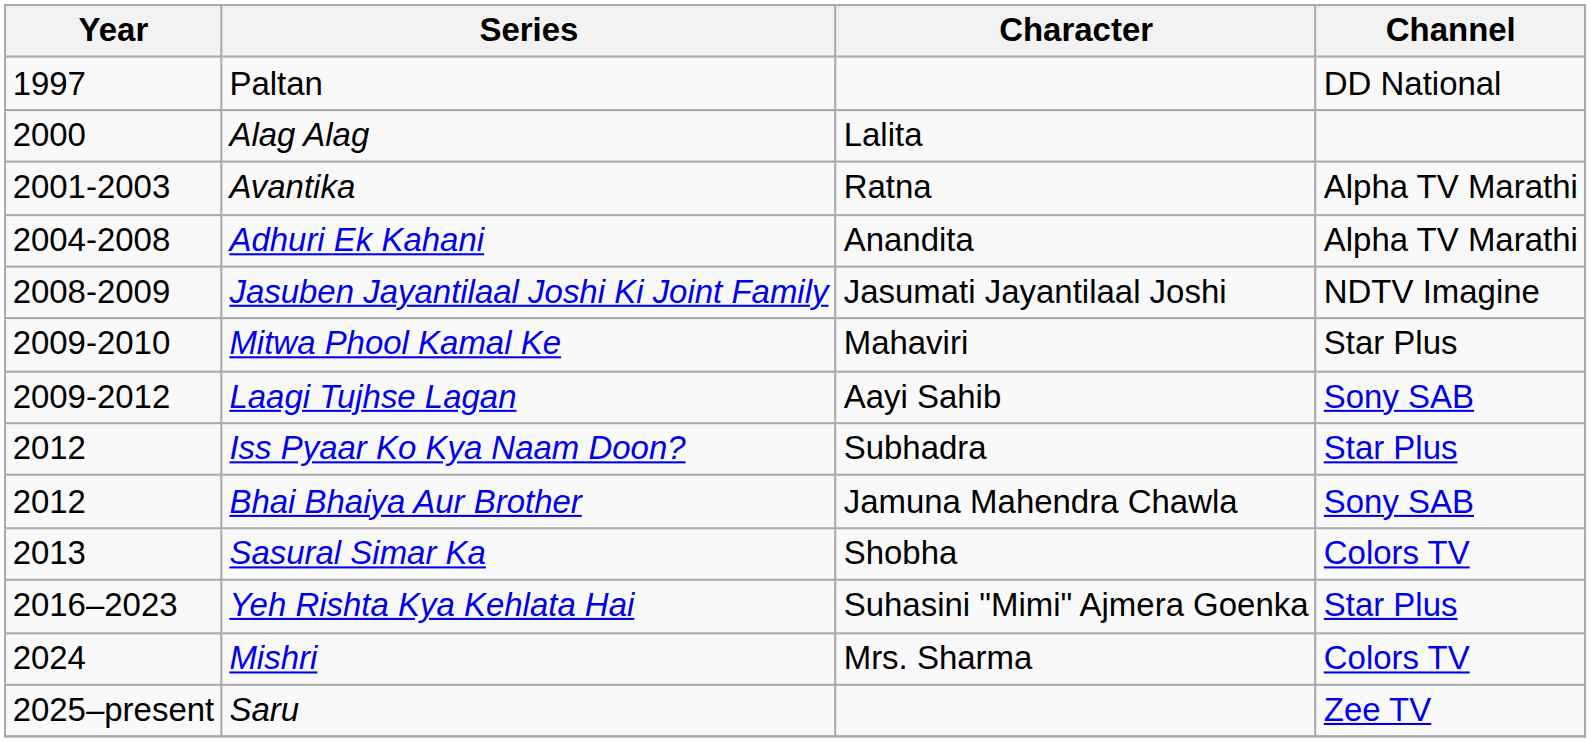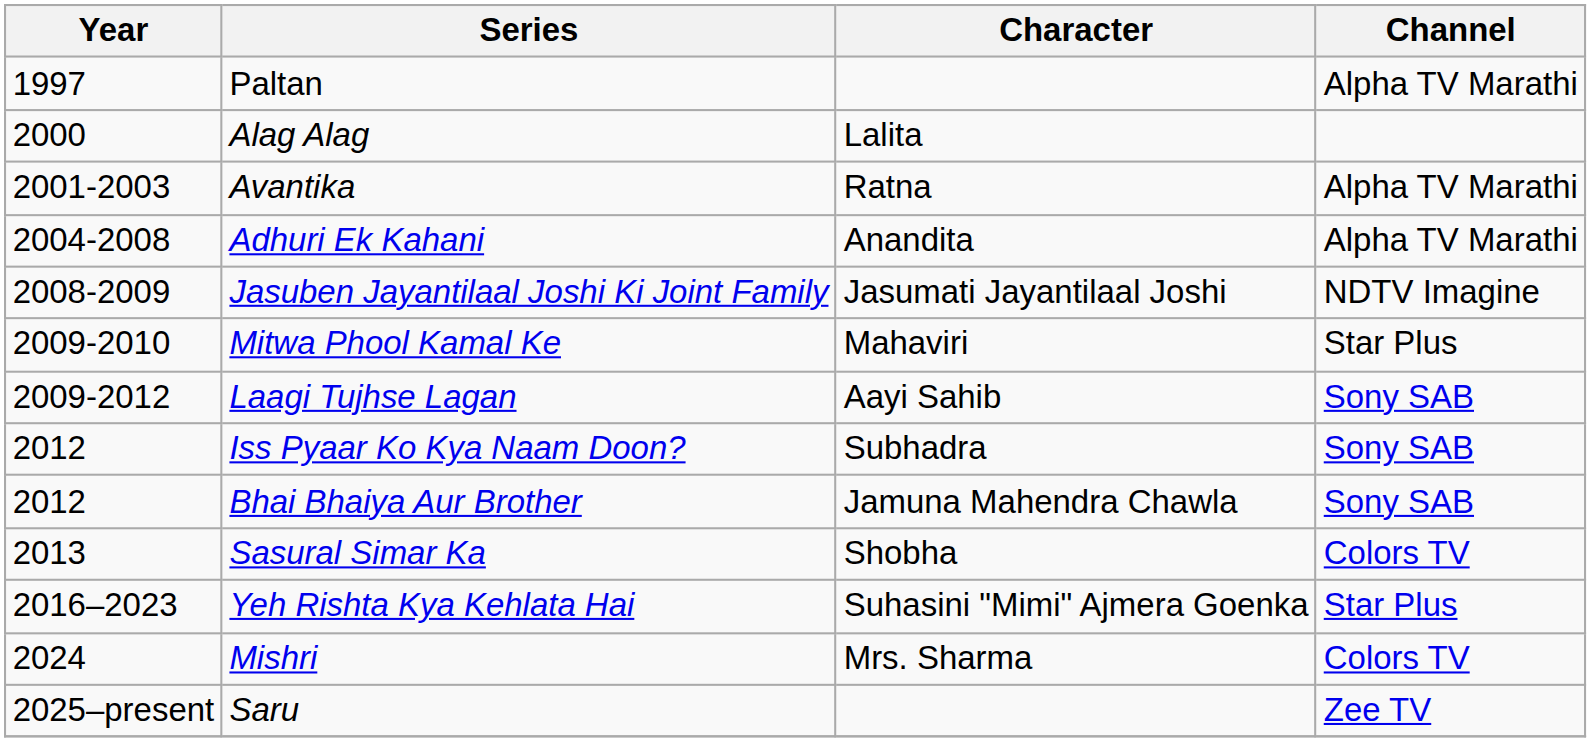(1413, 82) DD National -> (1451, 82) Alpha TV Marathi
(1391, 448) Star Plus -> (1399, 448) Sony SAB
